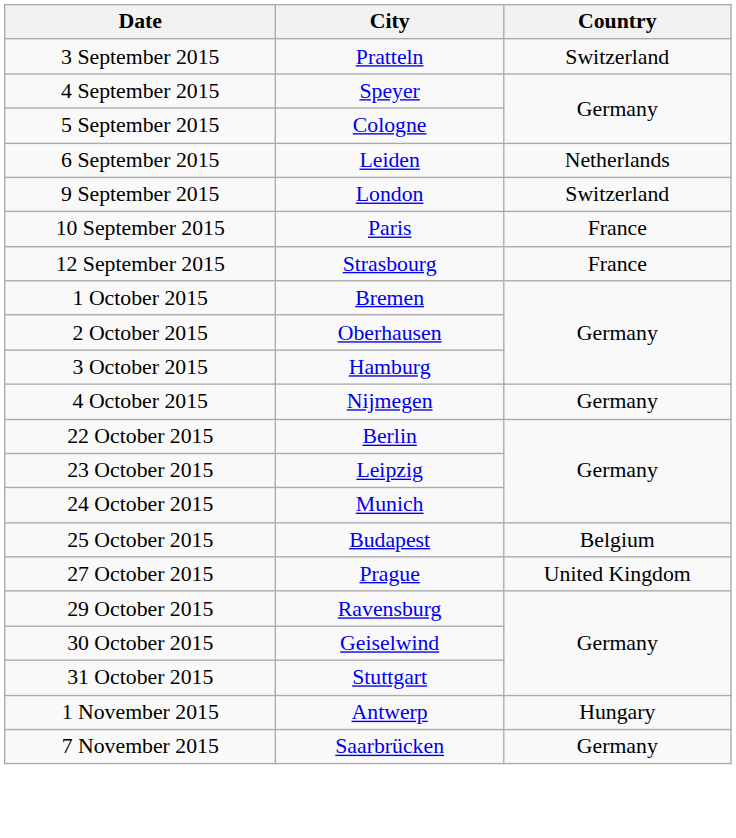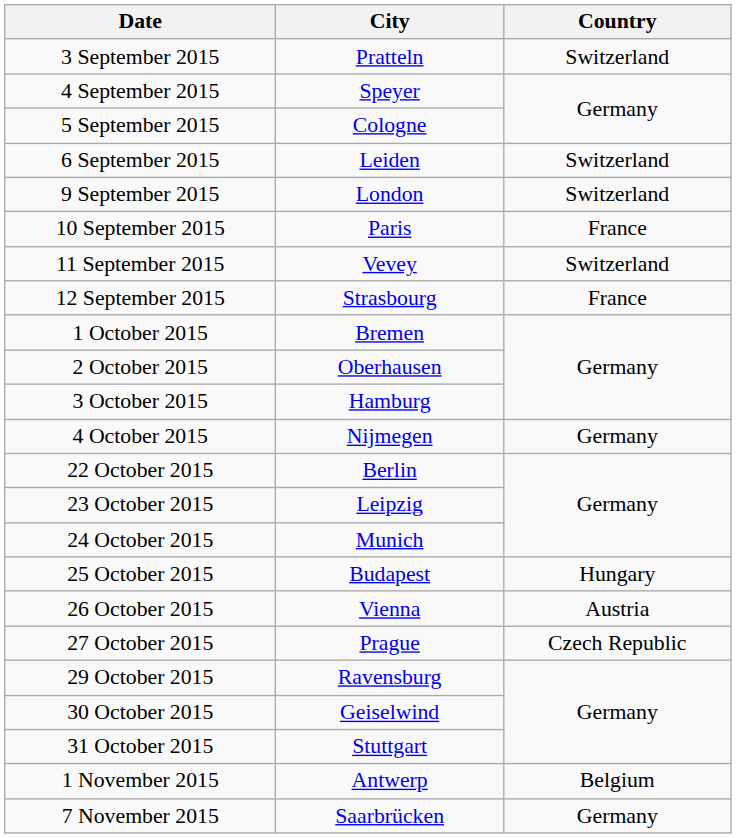(617, 159) Netherlands -> (617, 159) Switzerland
+ row: (140, 263)
(617, 539) Belgium -> (617, 573) Hungary
+ row: (140, 608)
(617, 573) United Kingdom -> (617, 642) Czech Republic
(617, 711) Hungary -> (617, 780) Belgium
